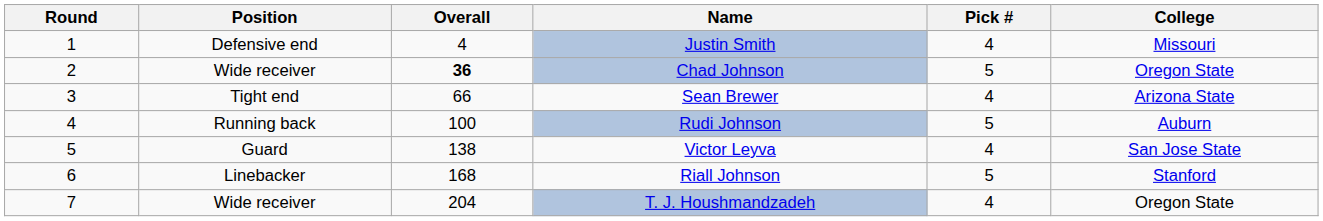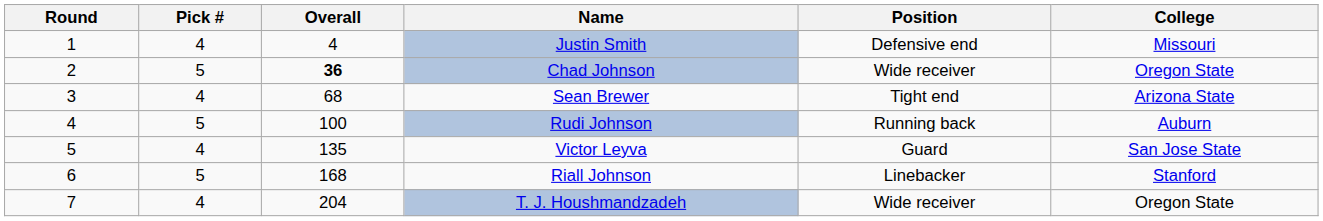columns swapped: (989, 17) <-> (265, 17)
(462, 96) 66 -> (333, 96) 68
(462, 149) 138 -> (333, 149) 135
